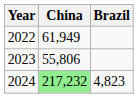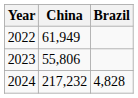(65, 81) lightgreen background -> (65, 81) no background
(109, 81) 4,823 -> (109, 81) 4,828
